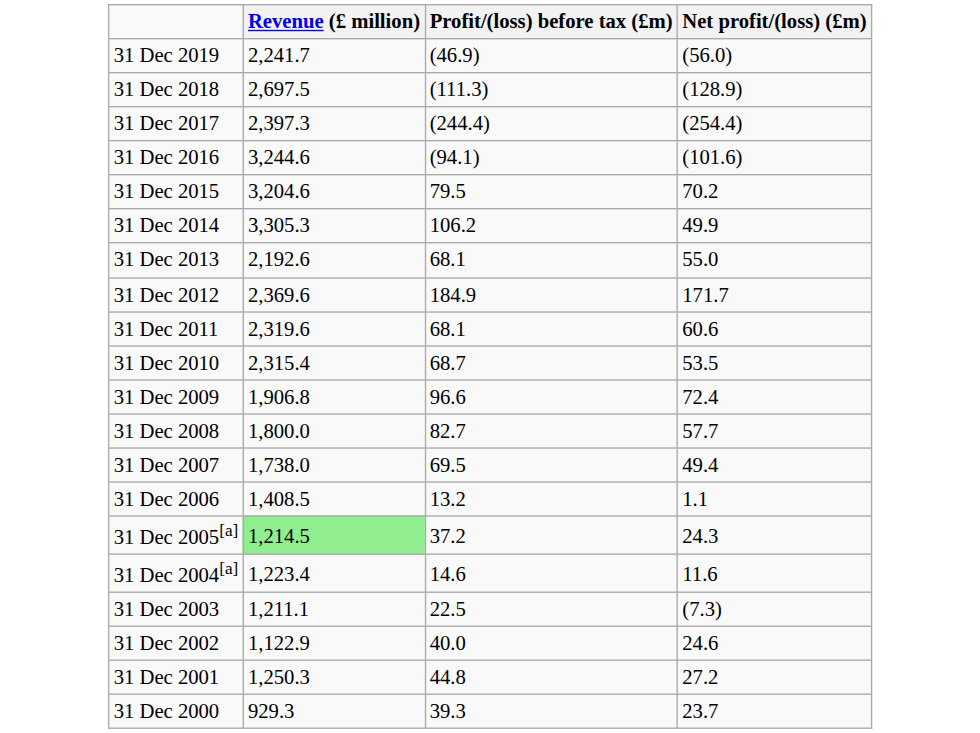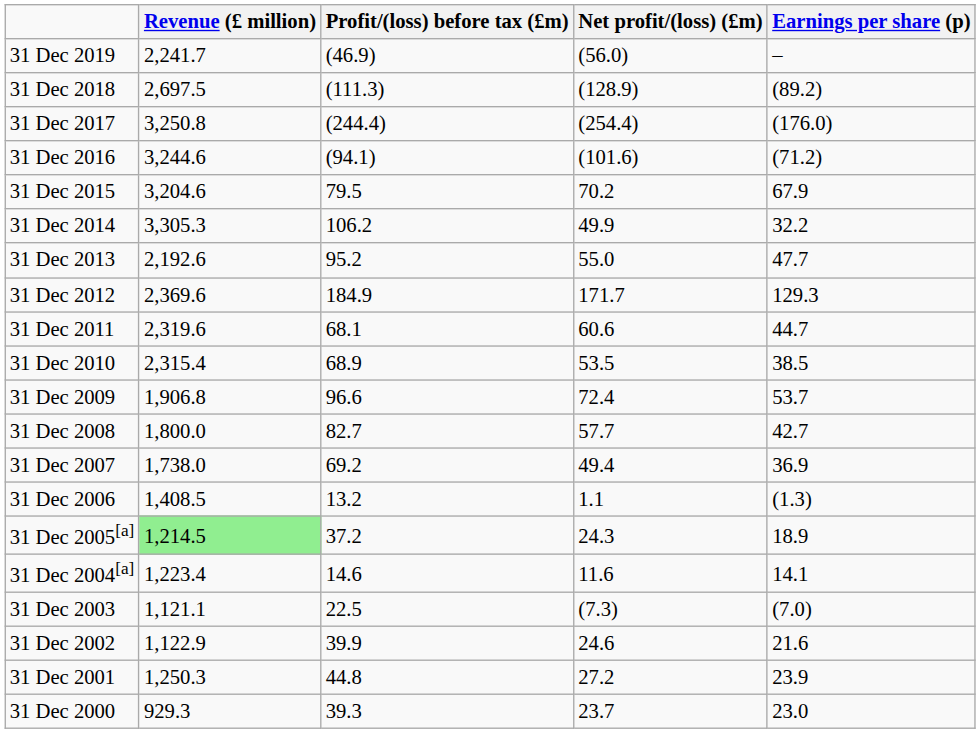+ column: (871, 21)
(279, 123) 2,397.3 -> (175, 123) 3,250.8
(448, 260) 68.1 -> (344, 260) 95.2
(448, 362) 68.7 -> (344, 362) 68.9
(448, 464) 69.5 -> (344, 464) 69.2
(279, 609) 1,211.1 -> (175, 609) 1,121.1
(448, 643) 40.0 -> (344, 643) 39.9
